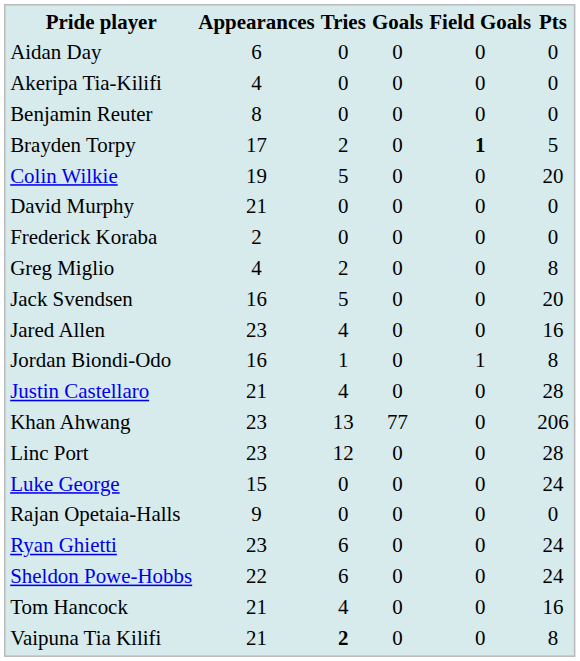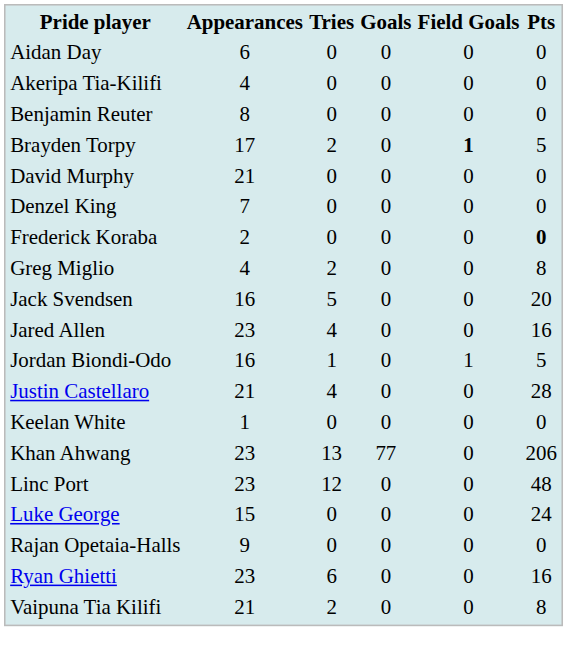- row: (64, 176)
+ row: (63, 207)
(553, 237) normal -> (541, 237) bold
(553, 361) 8 -> (541, 361) 5
+ row: (68, 422)
(553, 453) 28 -> (541, 484) 48
(553, 545) 24 -> (541, 576) 16
- row: (101, 576)
- row: (69, 607)
(343, 638) bold -> (332, 607) normal
